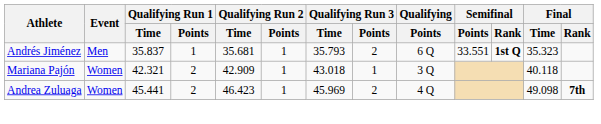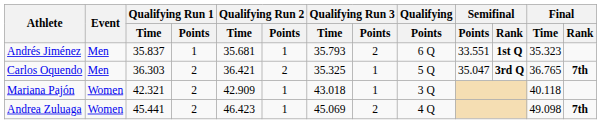+ row: (45, 71)
(329, 90) 45.969 -> (330, 109) 45.069
